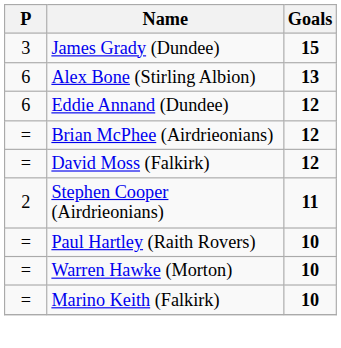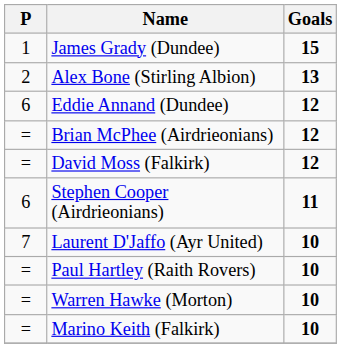(26, 47) 3 -> (26, 47) 1
(26, 76) 6 -> (26, 76) 2
(26, 202) 2 -> (26, 202) 6
+ row: (157, 241)
